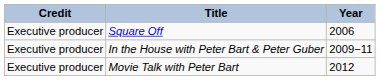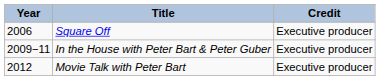columns swapped: (351, 13) <-> (55, 13)
